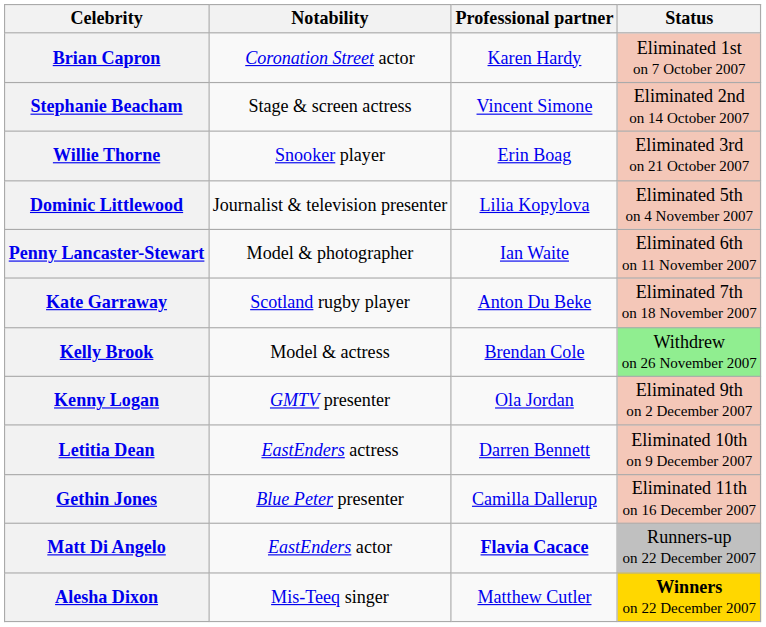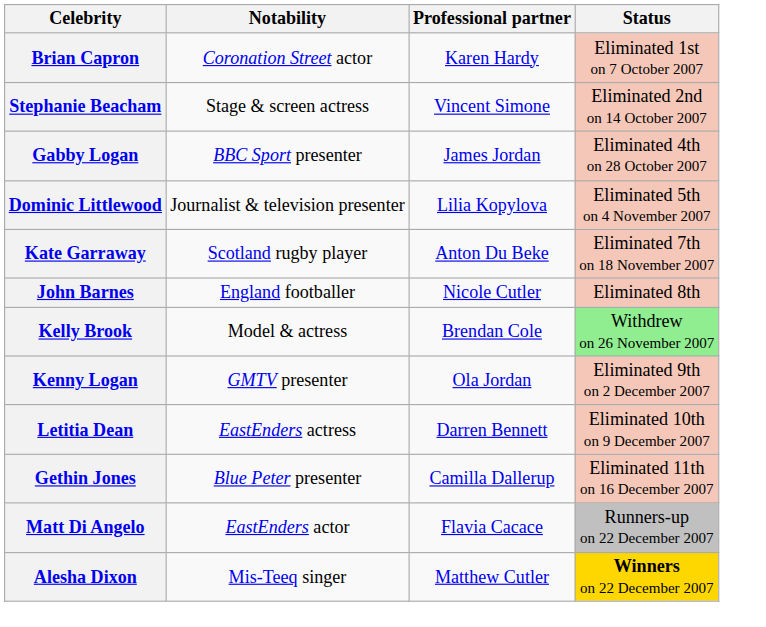- row: (107, 155)
+ row: (85, 155)
- row: (107, 253)
+ row: (85, 292)
(534, 547) bold -> (492, 527) normal
